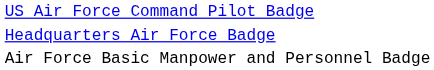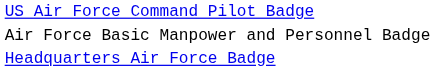rows swapped: (218, 59) <-> (140, 36)
